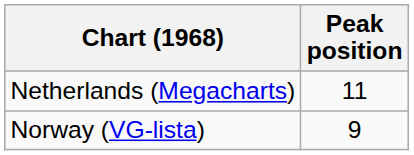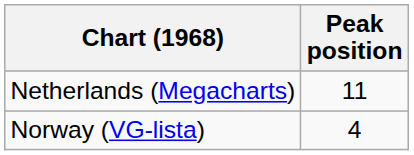(355, 129) 9 -> (355, 129) 4
